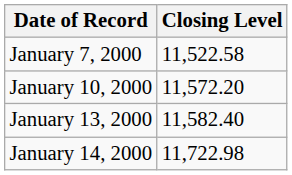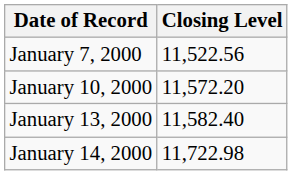(203, 53) 11,522.58 -> (203, 53) 11,522.56
